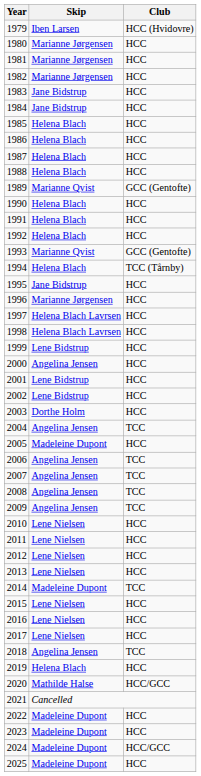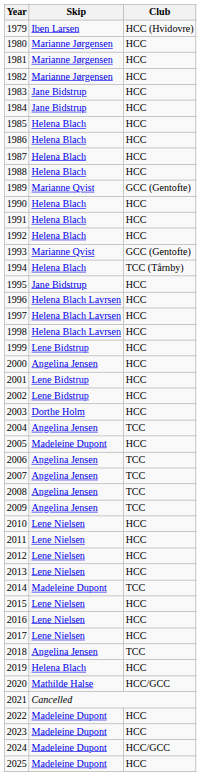(72, 300) Marianne Jørgensen -> (76, 300) Helena Blach Lavrsen
